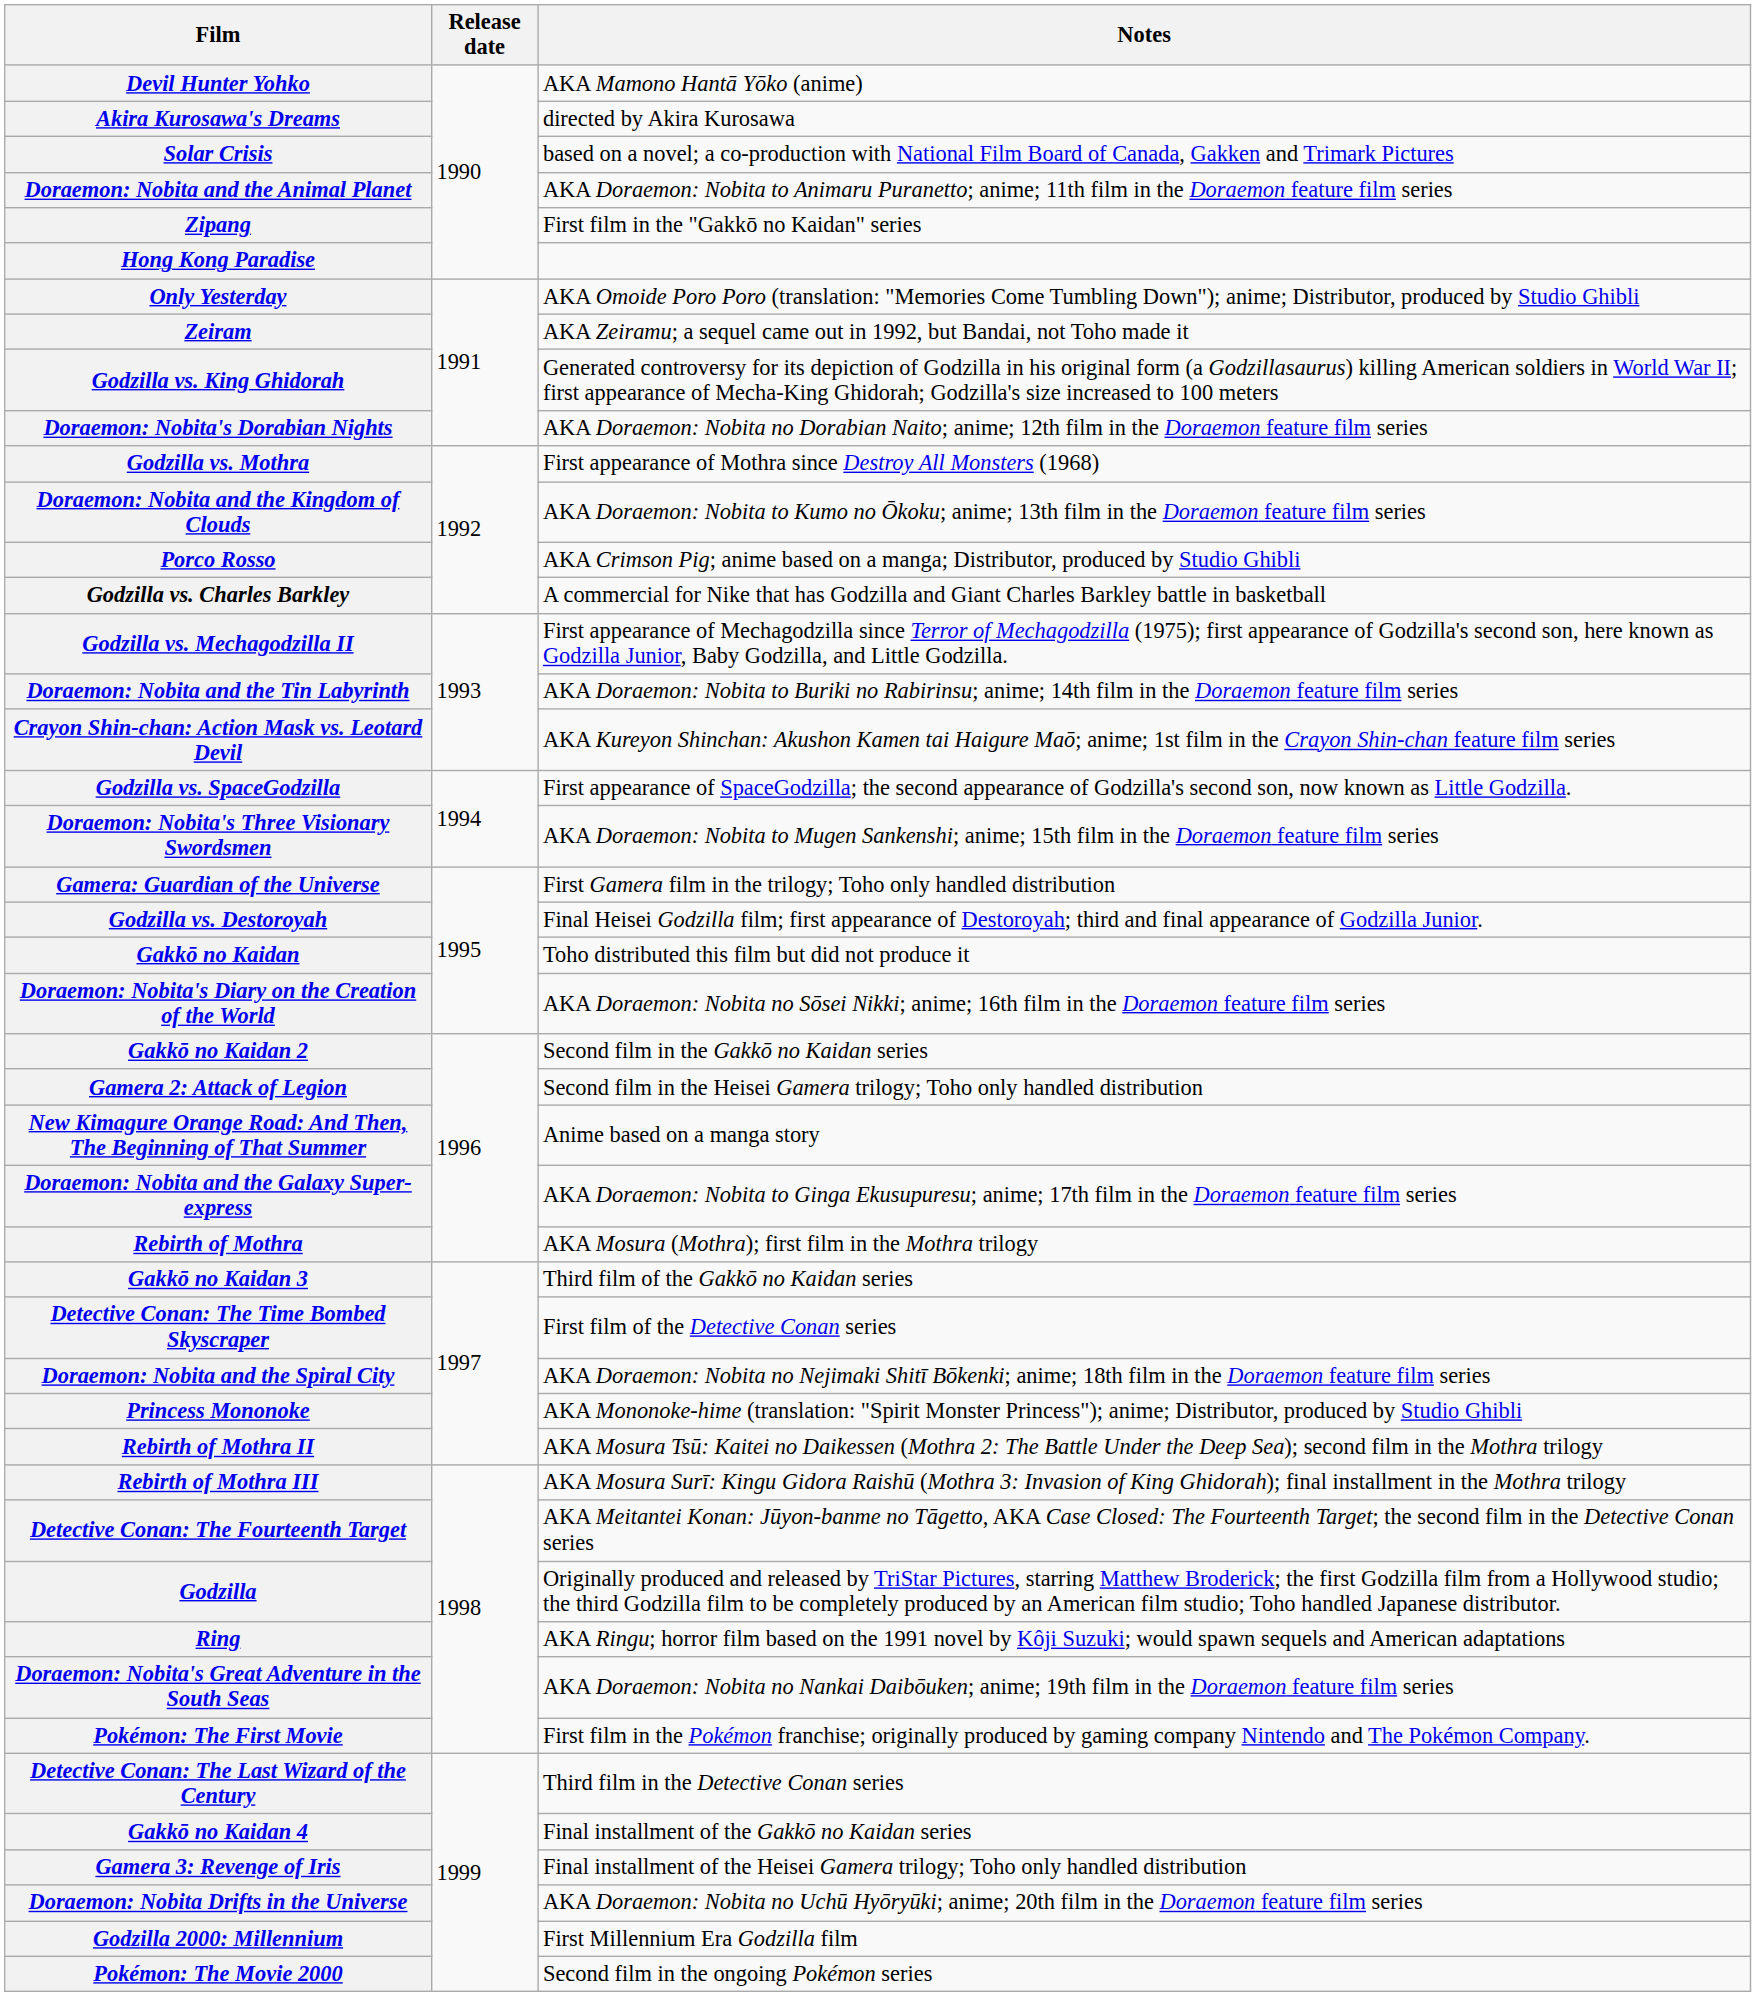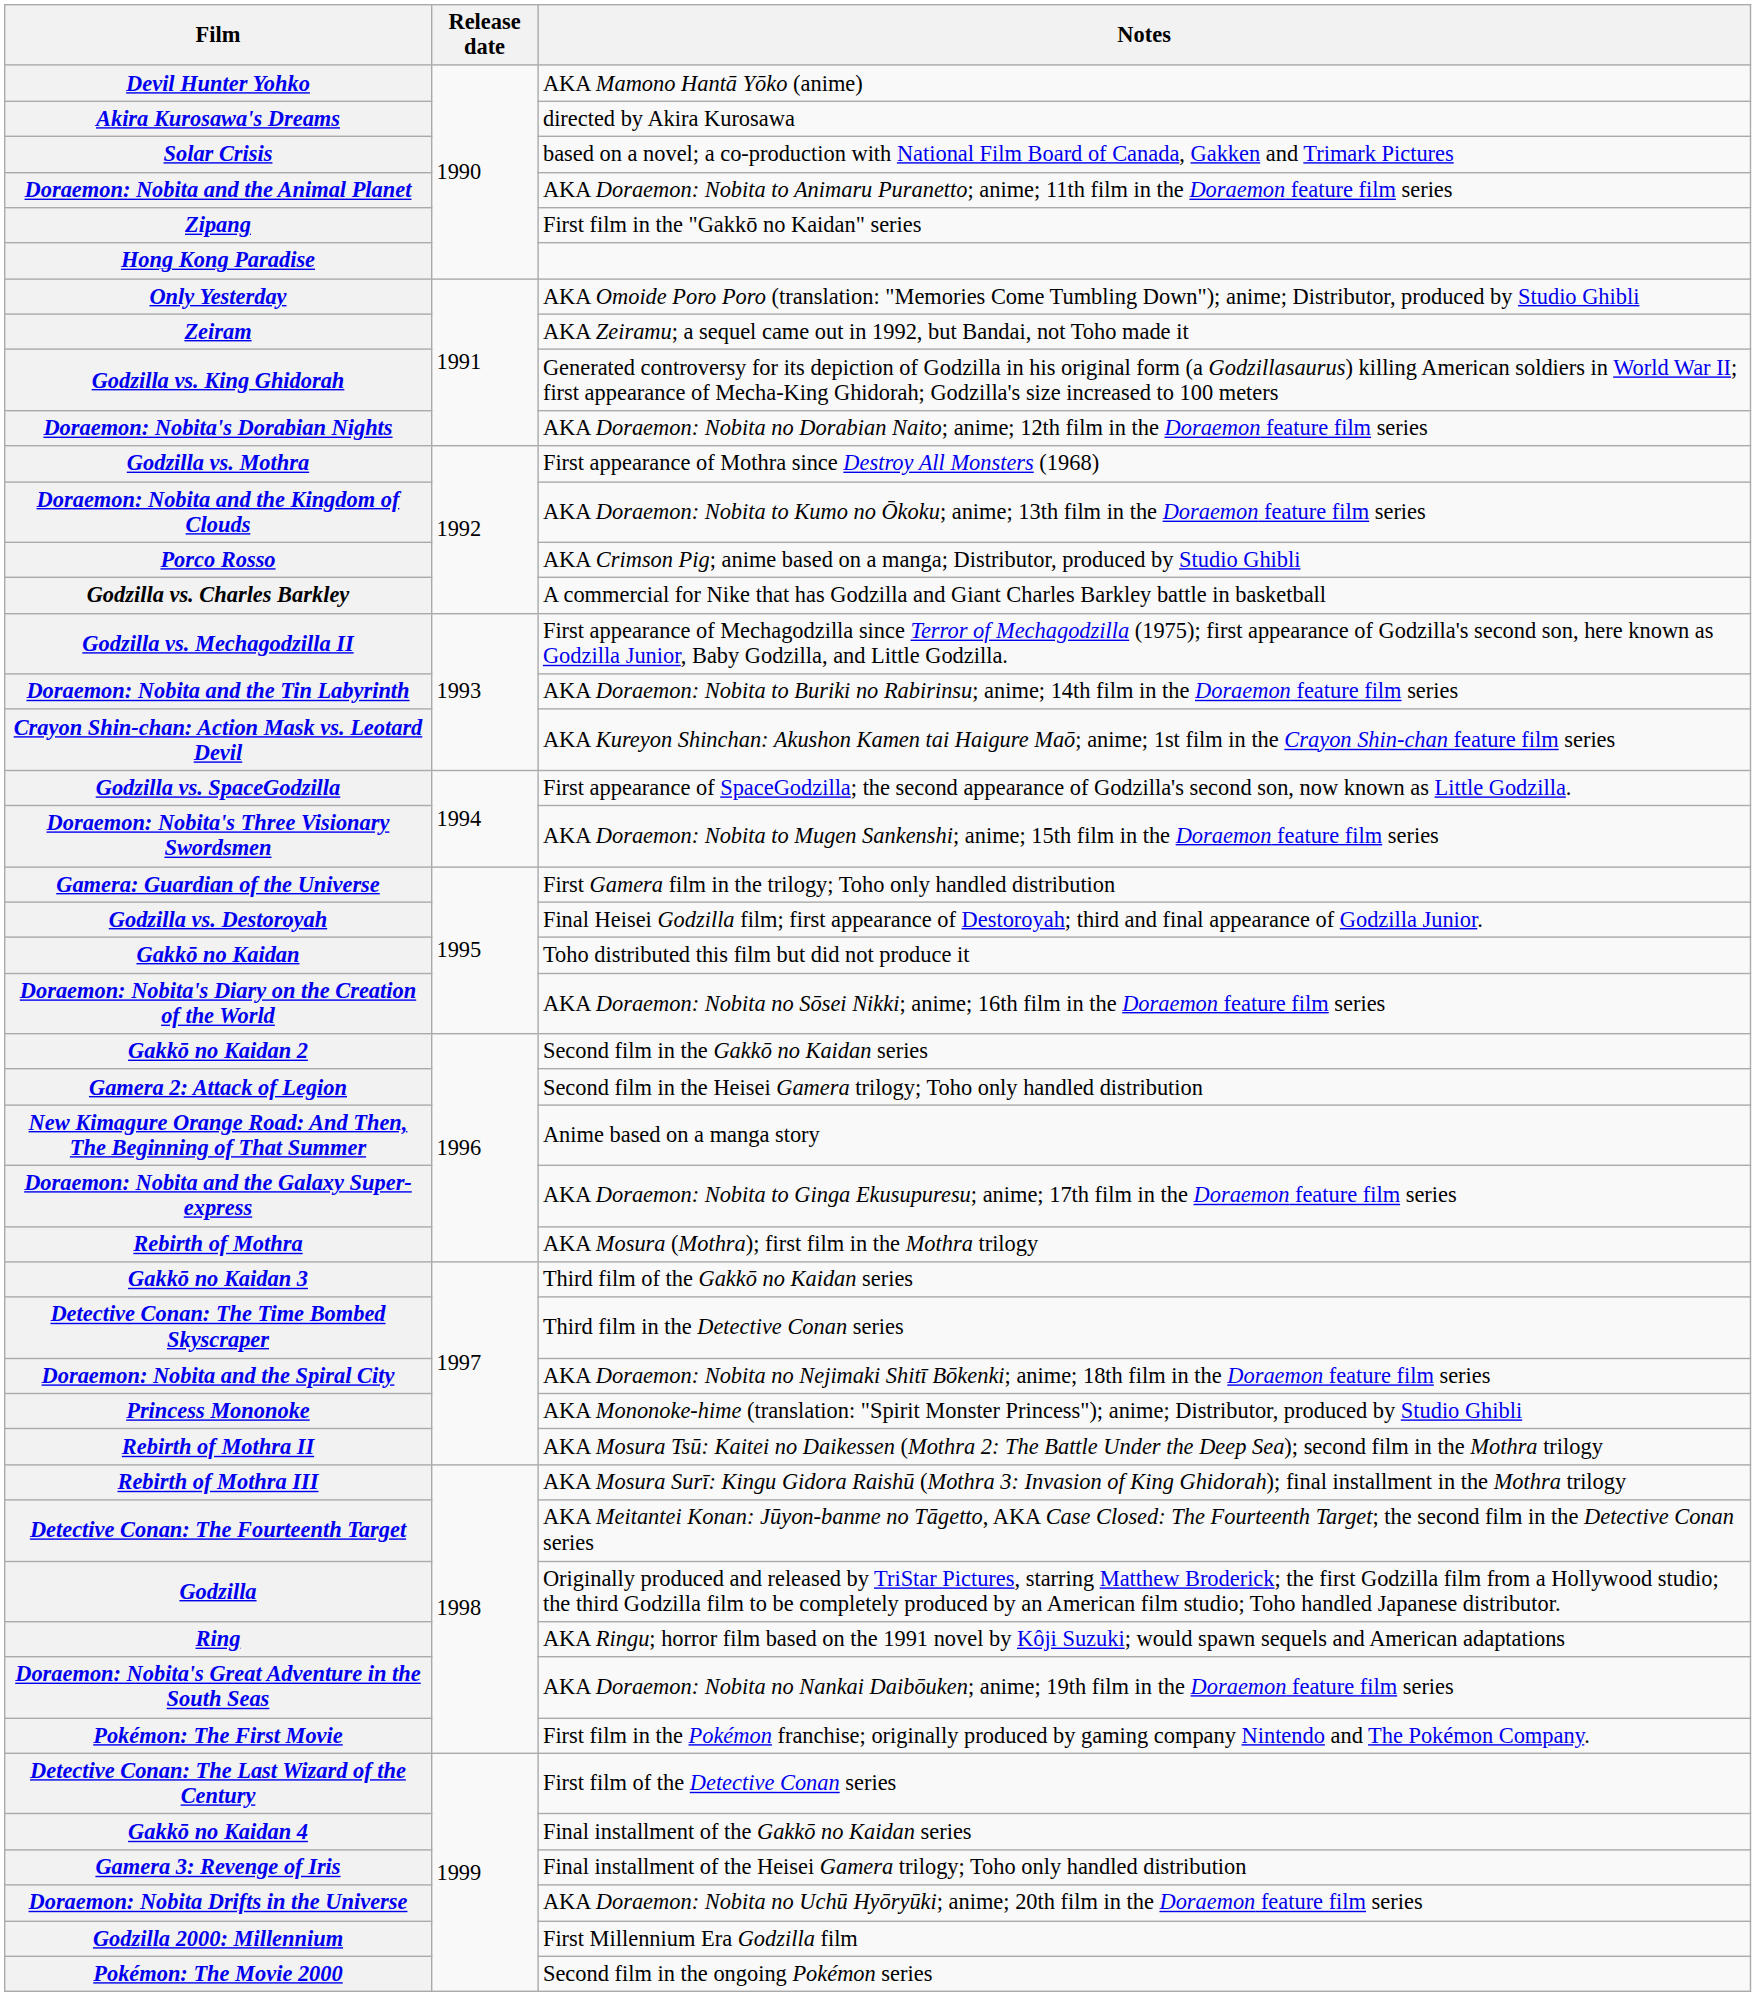(720, 1327) First film of the Detective Conan series -> (723, 1327) Third film in the Detective Conan series
(723, 1783) Third film in the Detective Conan series -> (720, 1783) First film of the Detective Conan series
